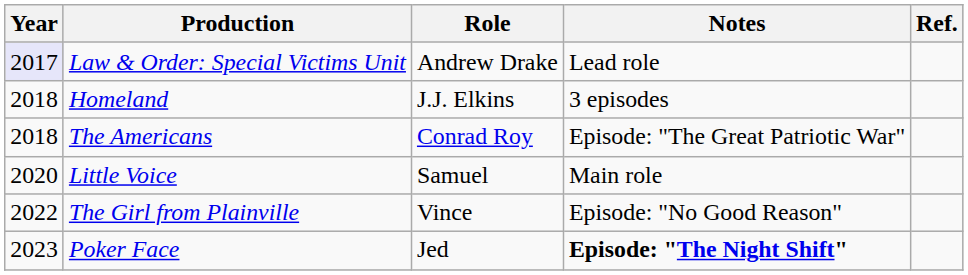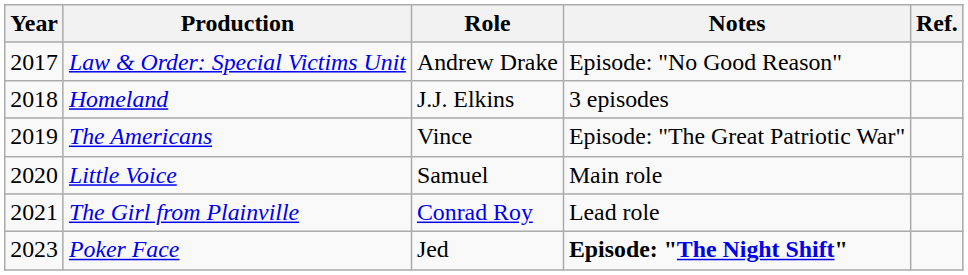(34, 61) lavender background -> (34, 61) no background
(614, 61) Lead role -> (705, 61) Episode: "No Good Reason"
(34, 136) 2018 -> (34, 136) 2019
(475, 136) Conrad Roy -> (445, 136) Vince
(34, 212) 2022 -> (34, 212) 2021
(445, 212) Vince -> (475, 212) Conrad Roy
(705, 212) Episode: "No Good Reason" -> (614, 212) Lead role
